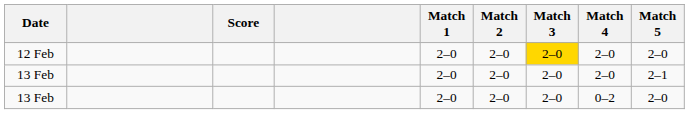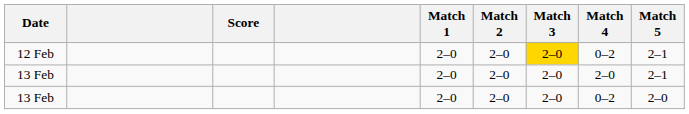(605, 53) 2–0 -> (605, 53) 0–2
(658, 53) 2–0 -> (658, 53) 2–1
